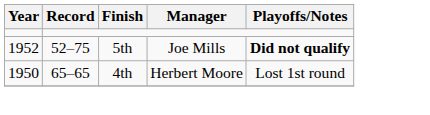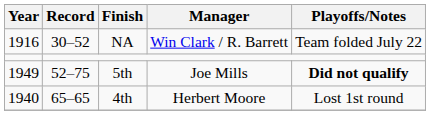+ row: (122, 41)
(24, 48) 1952 -> (24, 73) 1949
(24, 73) 1950 -> (24, 97) 1940
